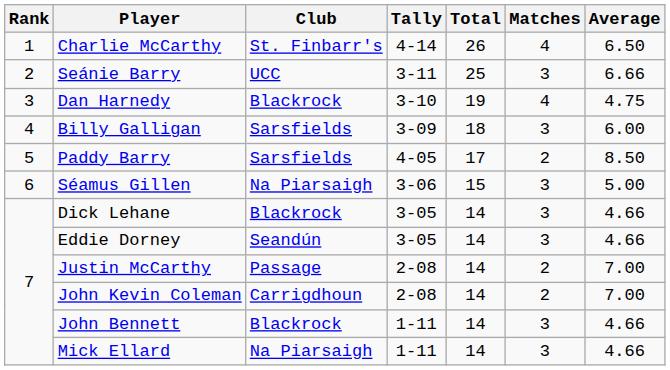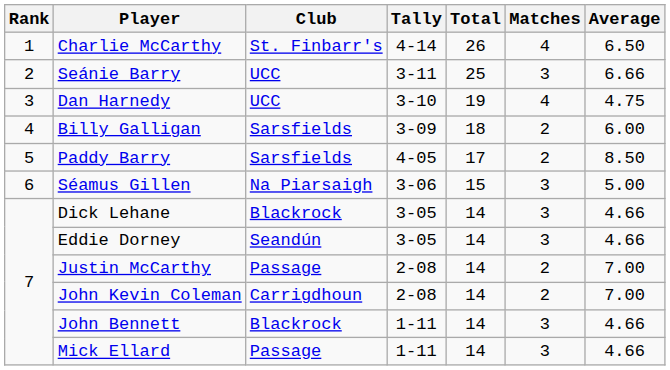(296, 102) Blackrock -> (265, 102) UCC
(545, 130) 3 -> (545, 130) 2
(311, 352) Na Piarsaigh -> (286, 352) Passage
